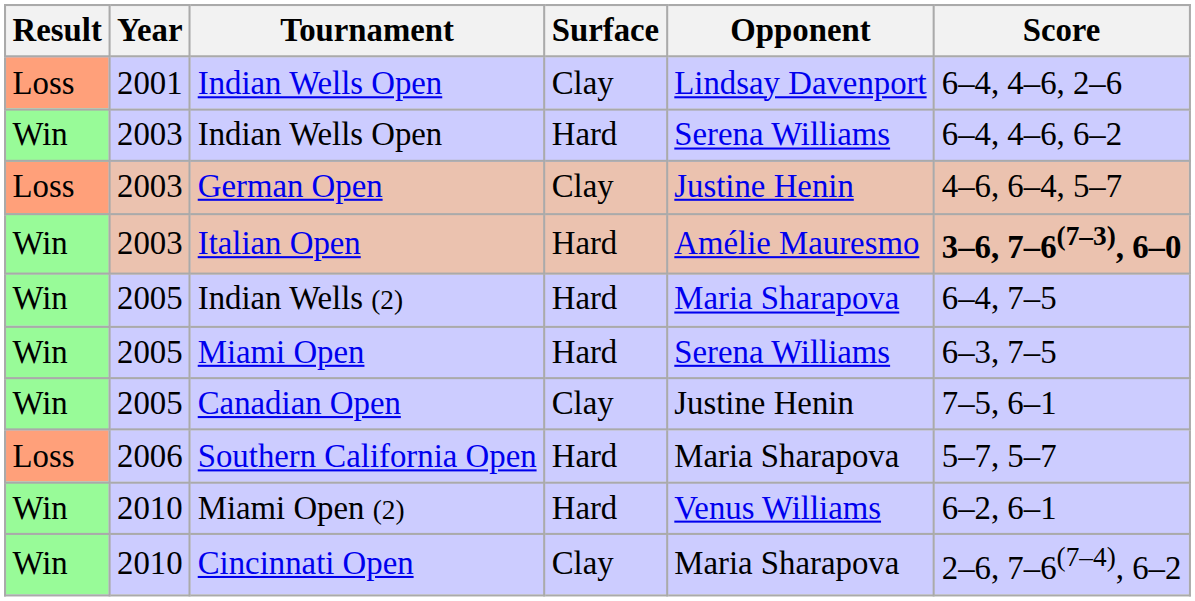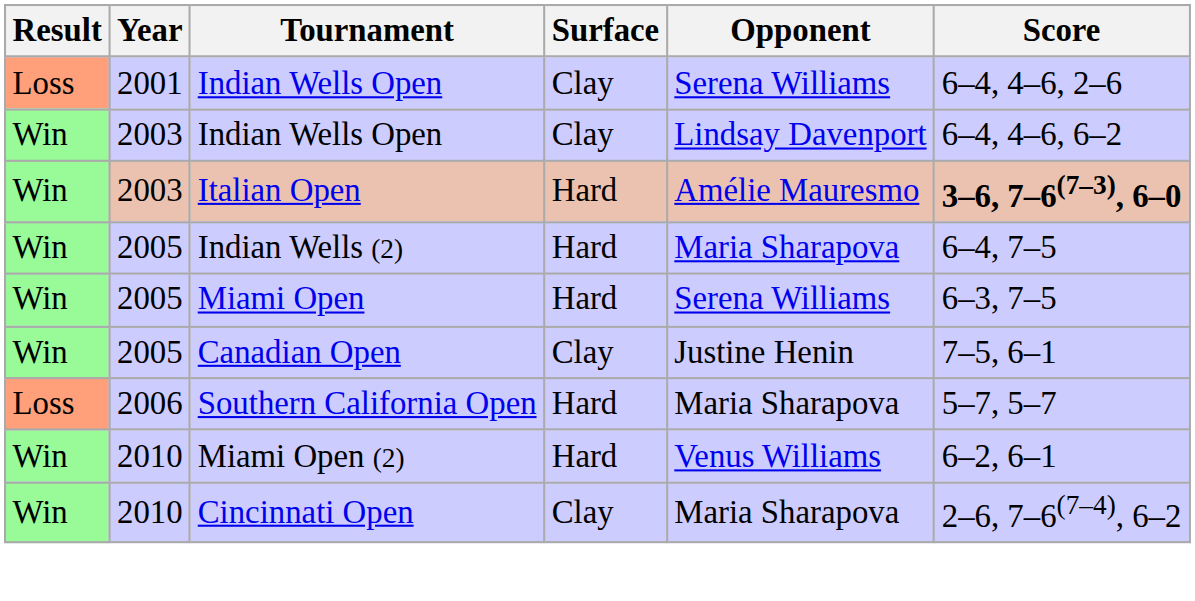(800, 82) Lindsay Davenport -> (782, 82) Serena Williams
(584, 134) Hard -> (583, 134) Clay
(782, 134) Serena Williams -> (800, 134) Lindsay Davenport
- row: (150, 186)
